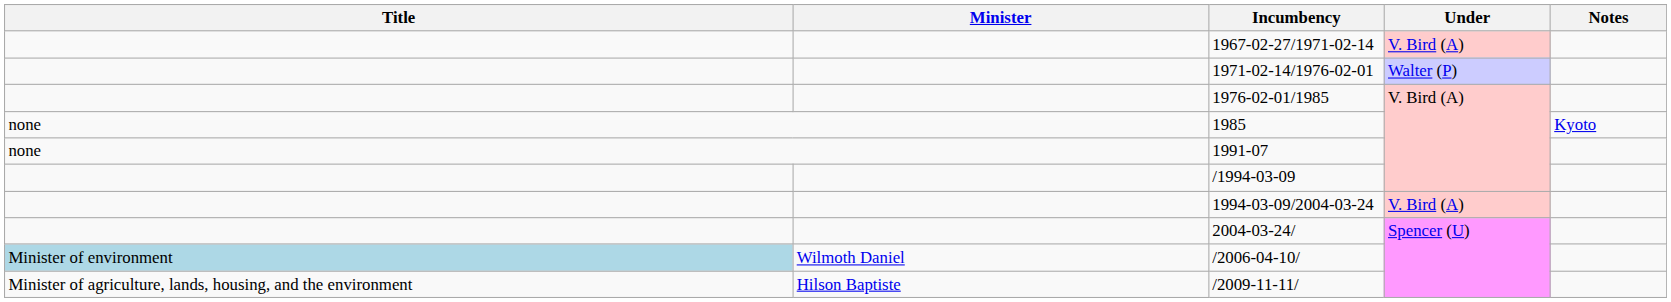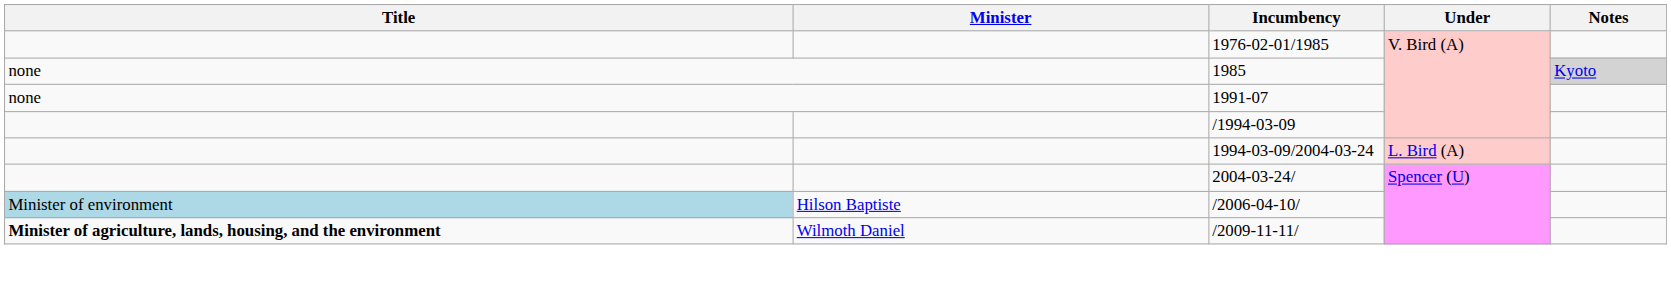- row: (1293, 44)
- row: (1293, 71)
(1575, 124) no background -> (1575, 71) lightgrey background
(1426, 204) V. Bird (A) -> (1426, 151) L. Bird (A)
(851, 257) Wilmoth Daniel -> (849, 204) Hilson Baptiste
(210, 284) normal -> (224, 230) bold
(849, 284) Hilson Baptiste -> (851, 230) Wilmoth Daniel
